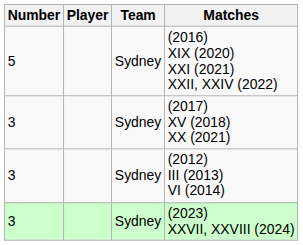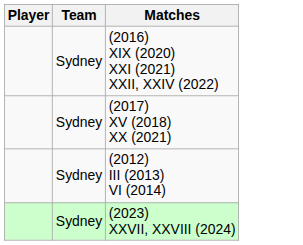- column: (34, 15)
